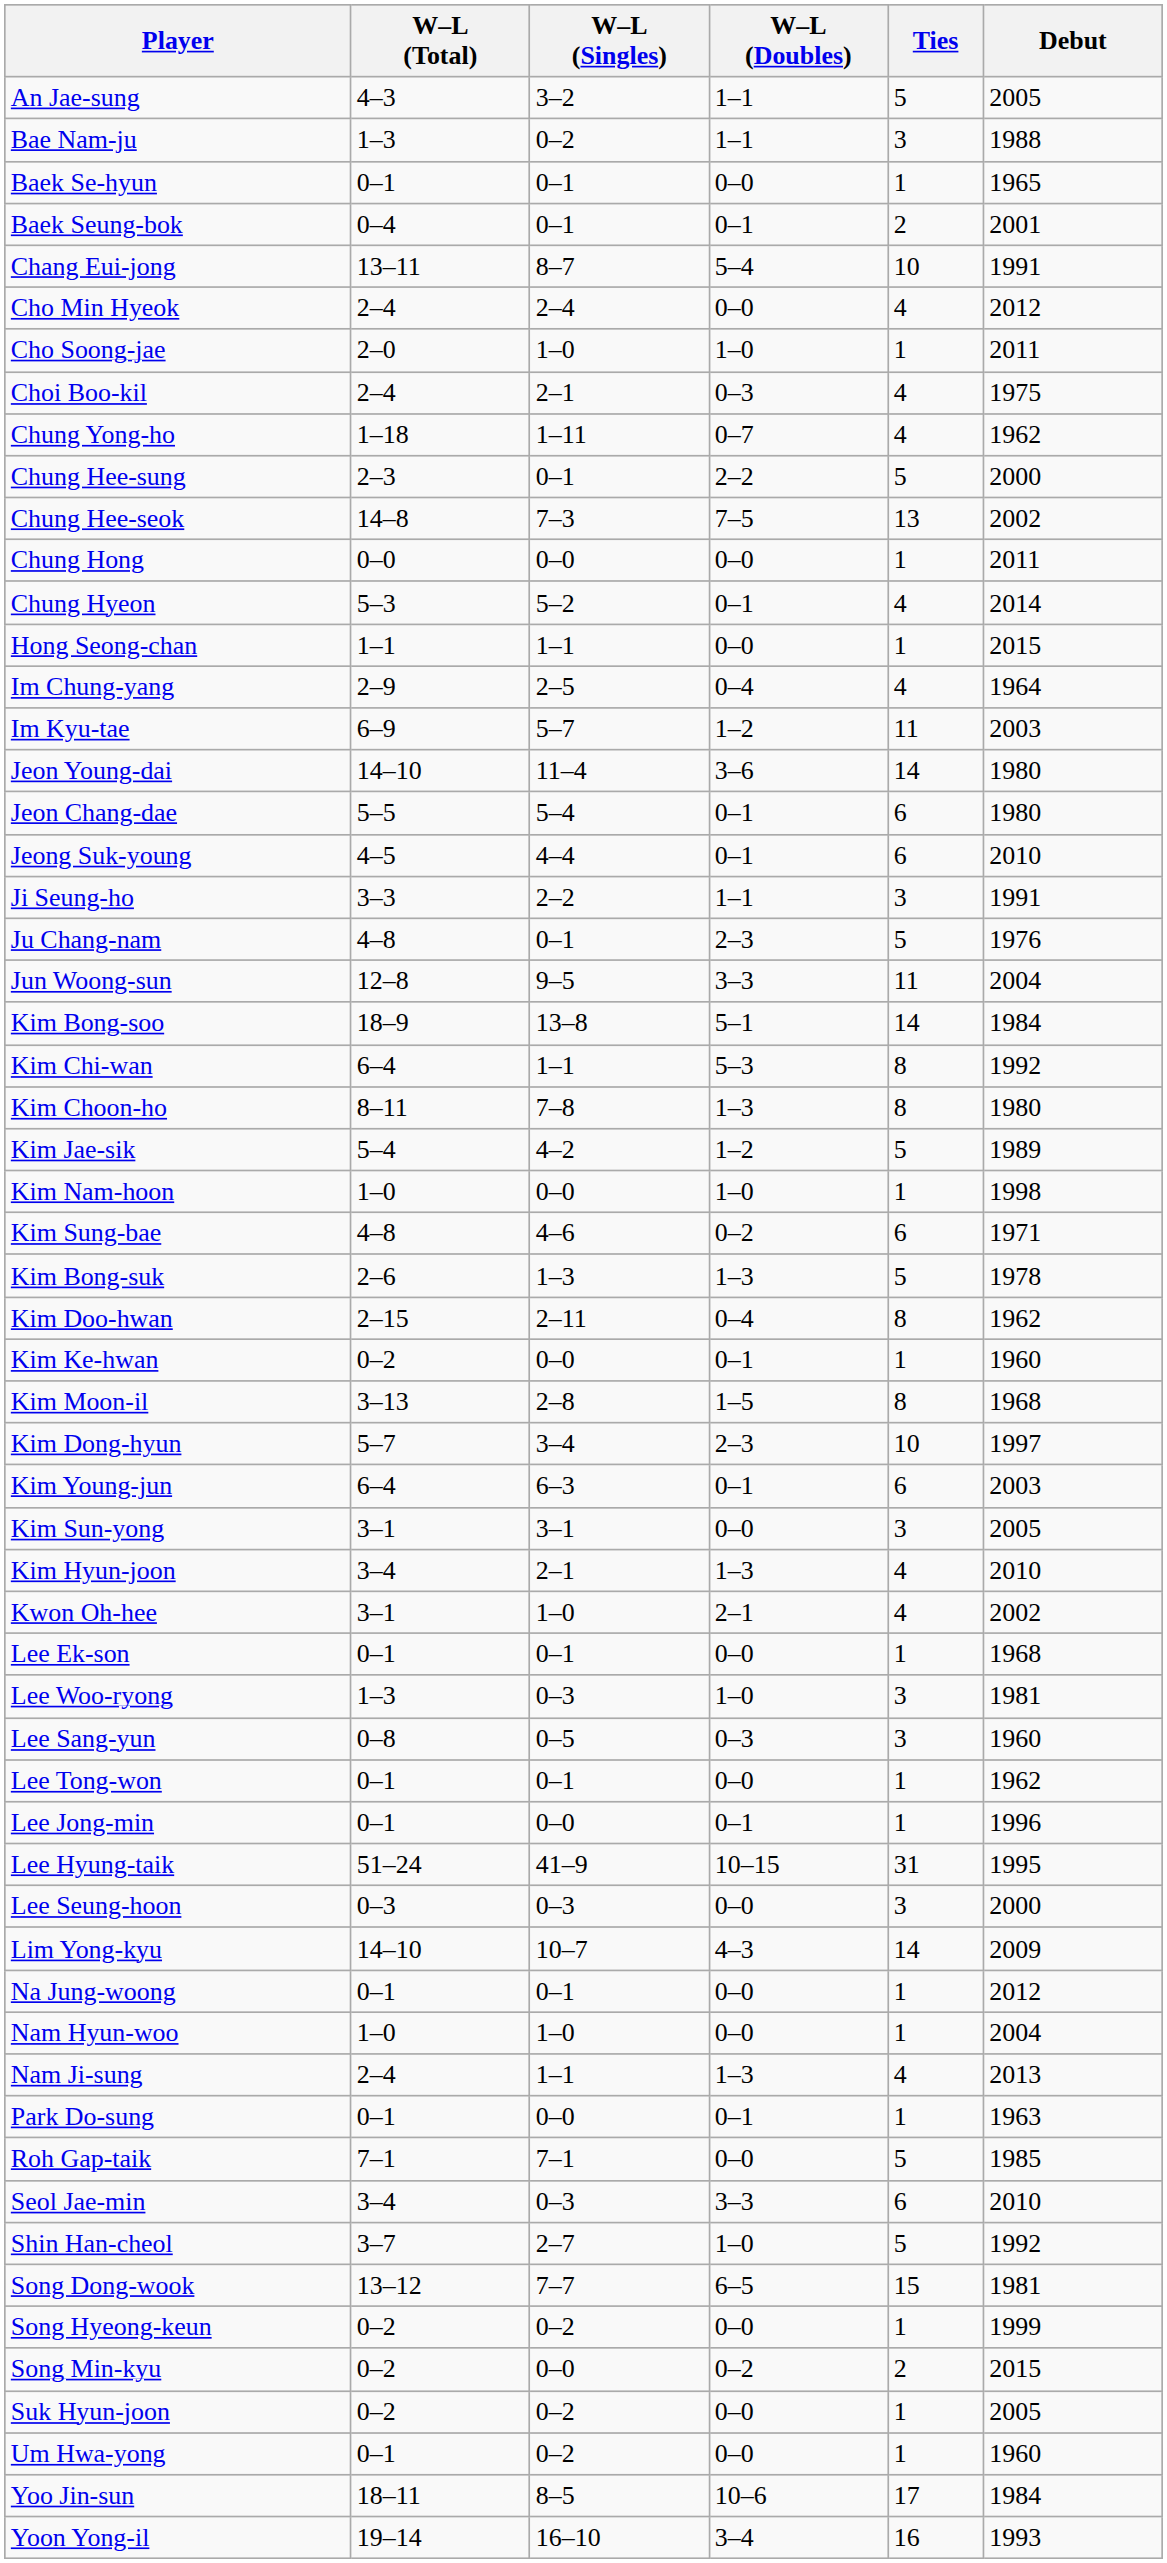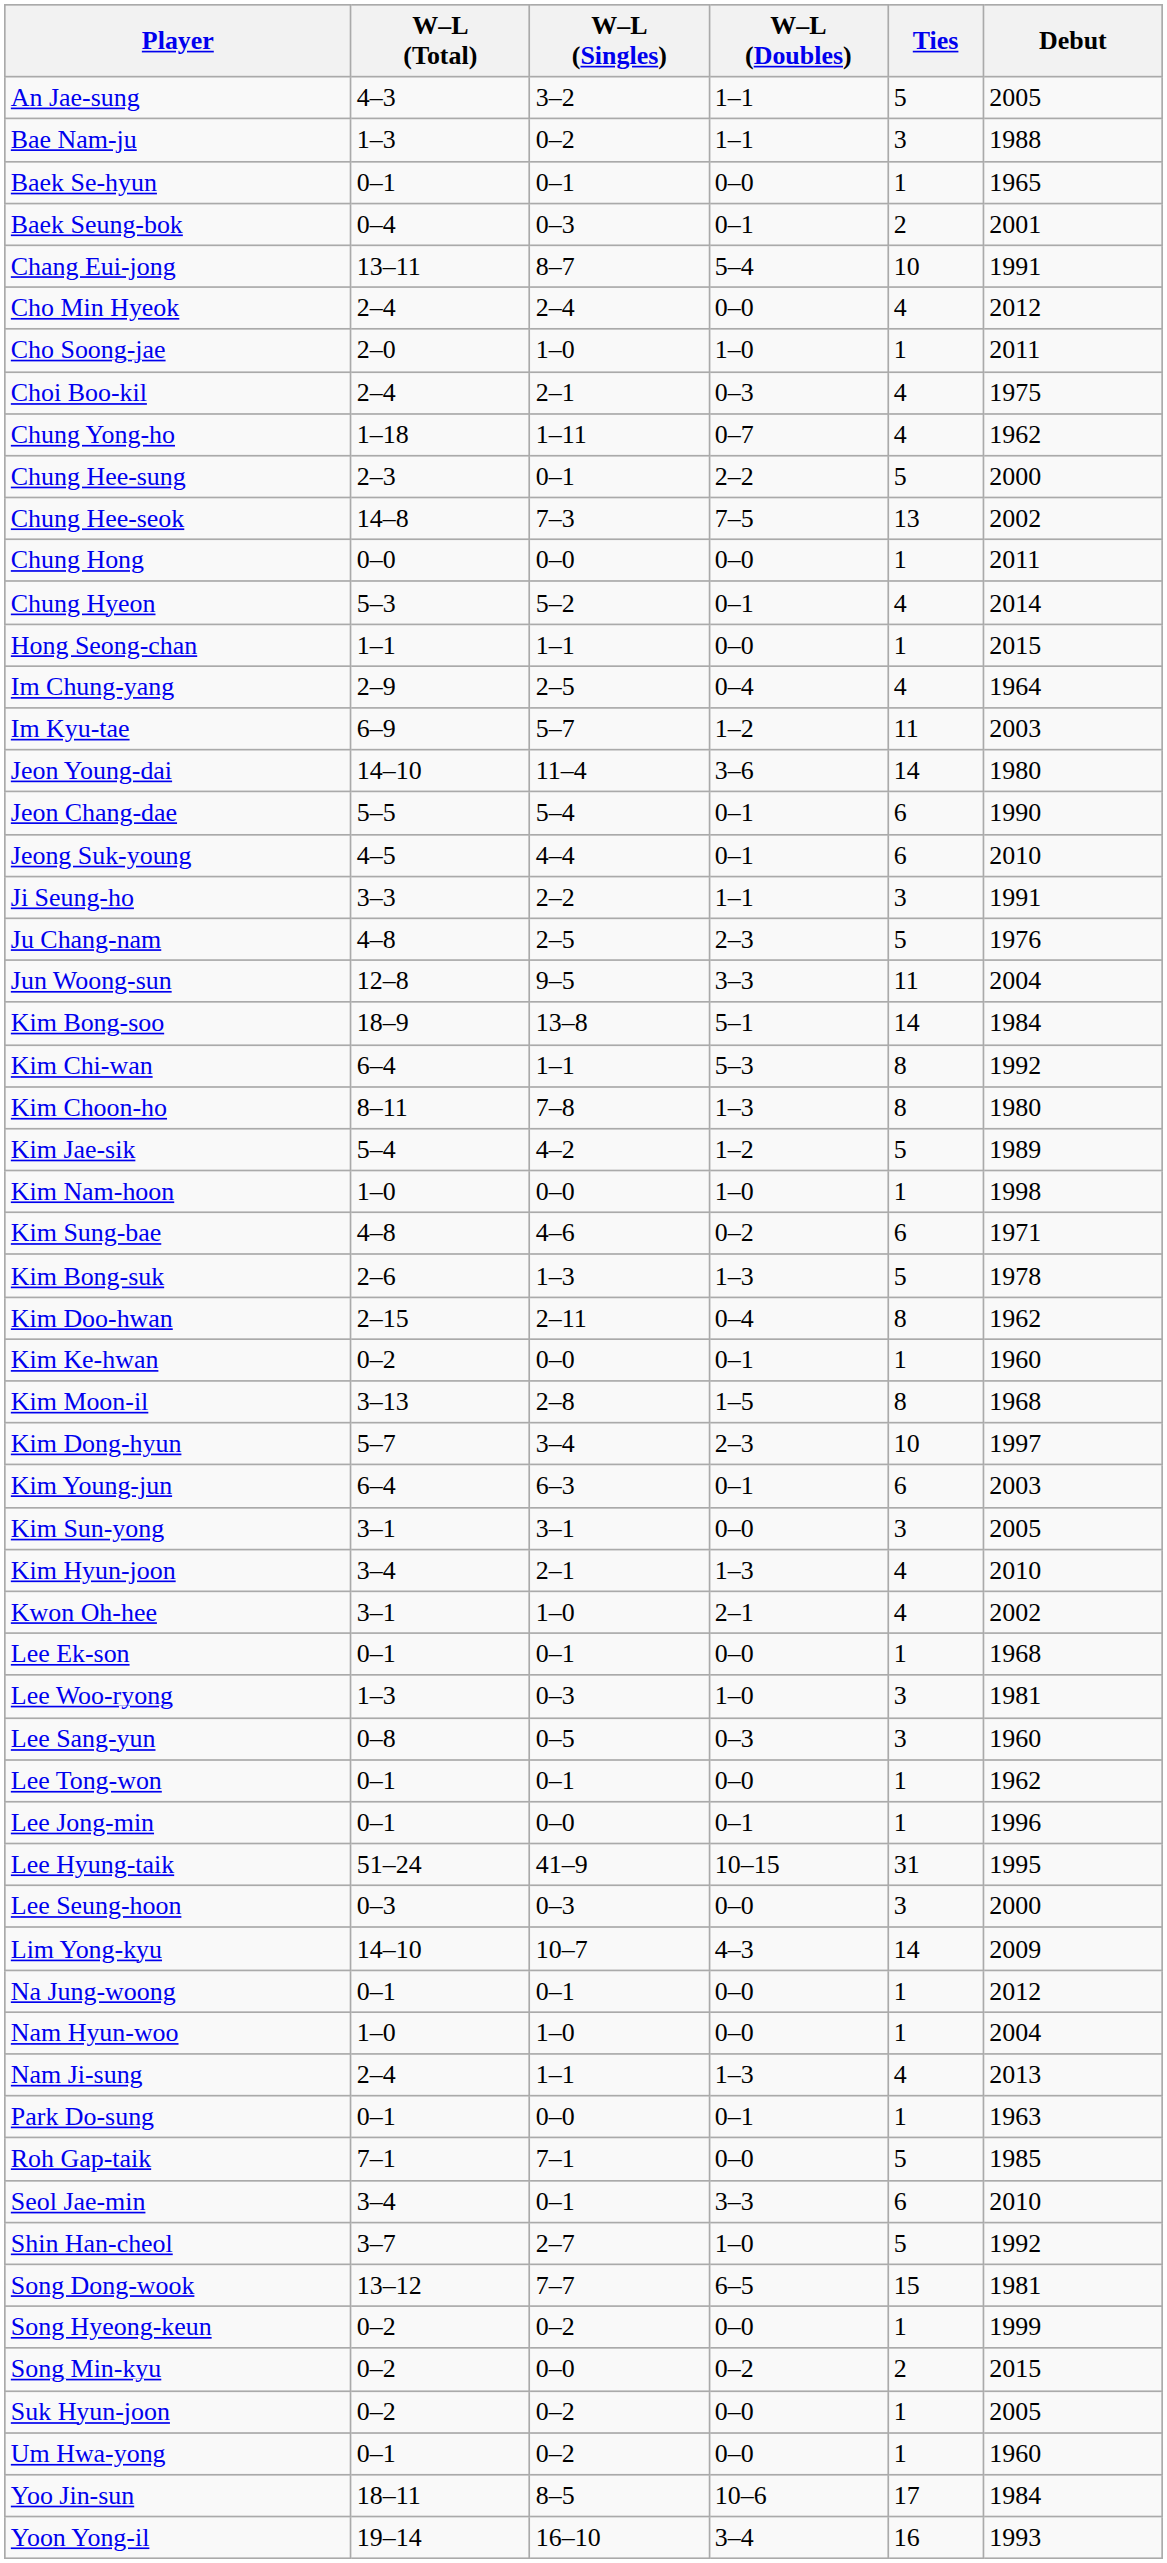(555, 223) 0–1 -> (555, 223) 0–3
(1015, 812) 1980 -> (1015, 812) 1990
(555, 938) 0–1 -> (555, 938) 2–5
(555, 2200) 0–3 -> (555, 2200) 0–1
